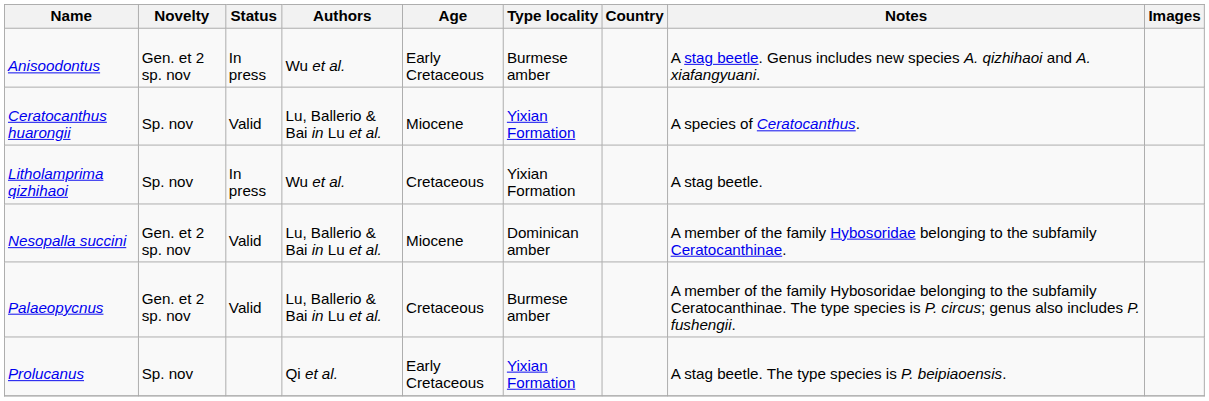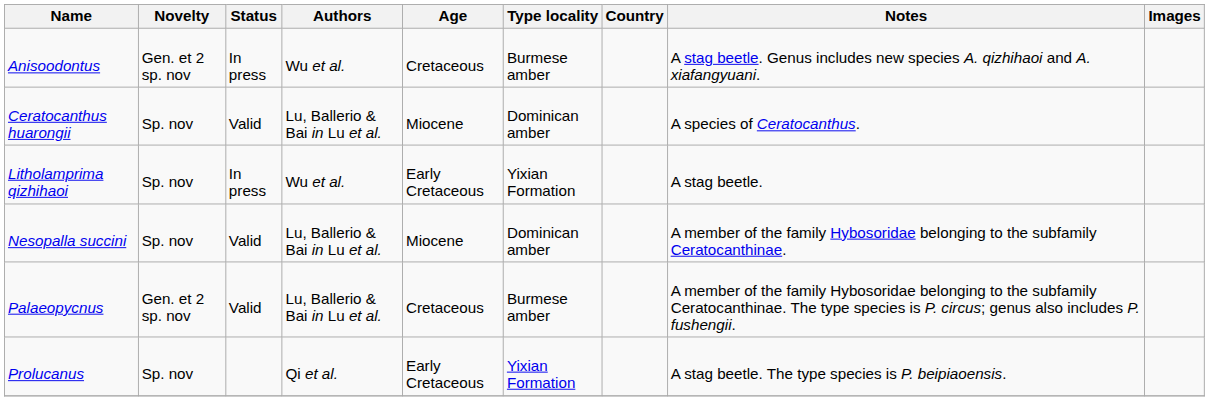(445, 66) Early Cretaceous -> (445, 66) Cretaceous
(541, 124) Yixian Formation -> (543, 124) Dominican amber
(445, 182) Cretaceous -> (445, 182) Early Cretaceous
(173, 241) Gen. et 2 sp. nov -> (167, 241) Sp. nov
